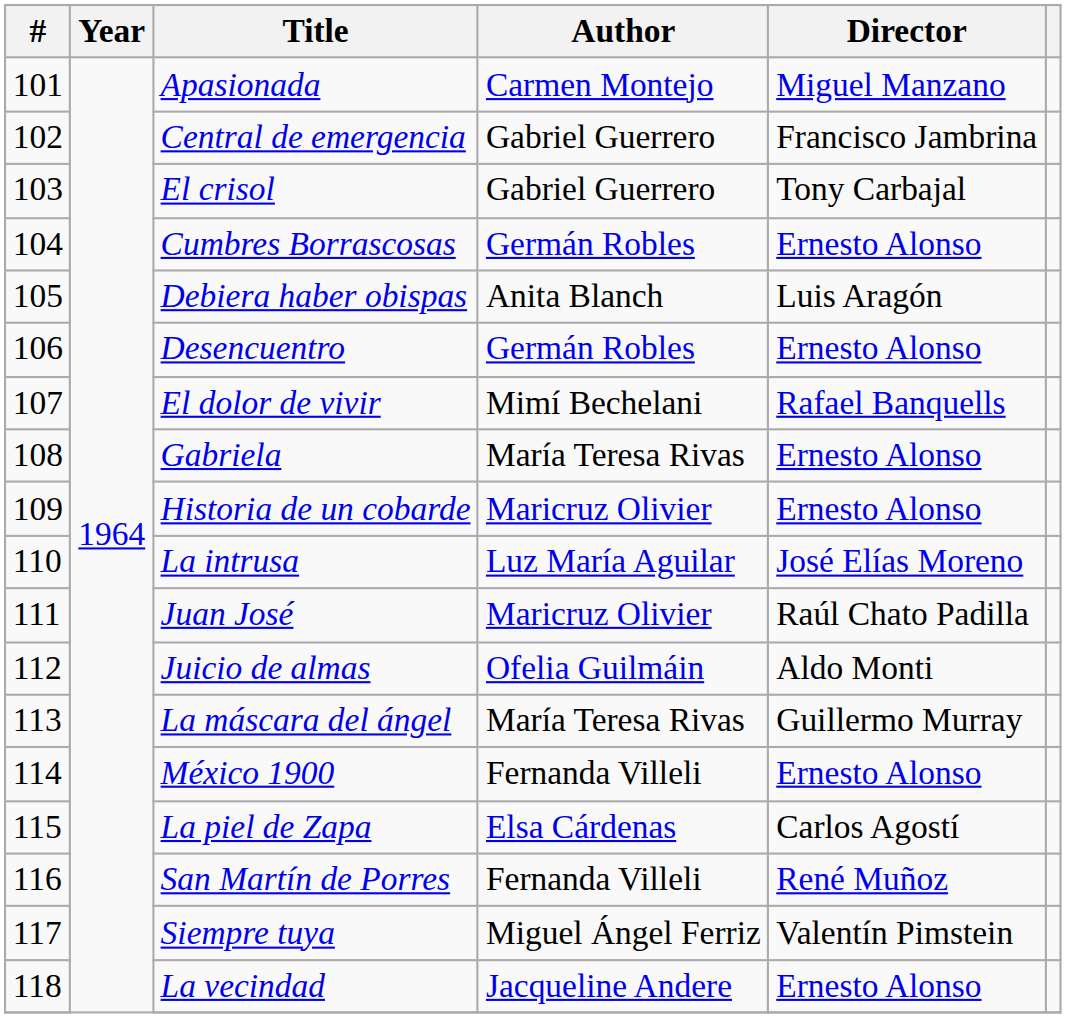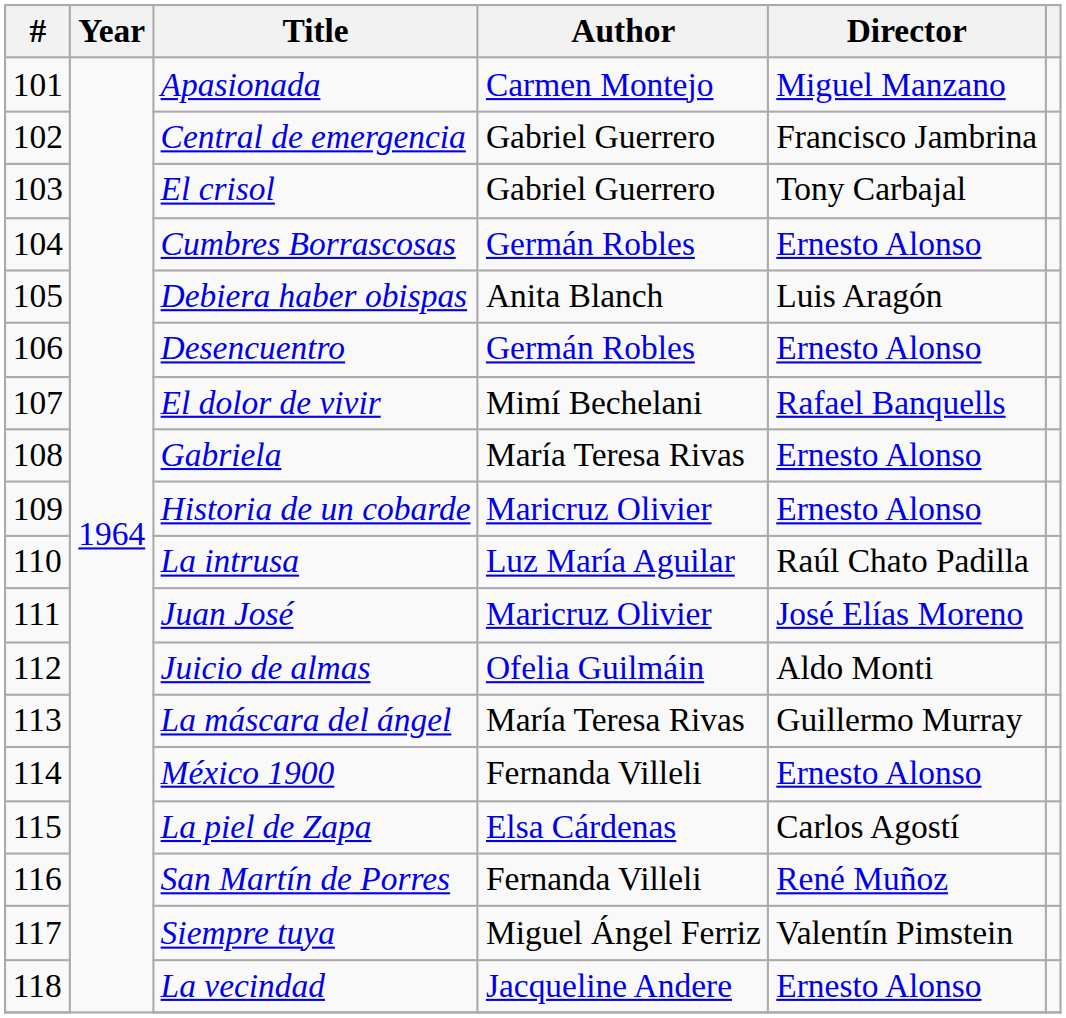(900, 561) José Elías Moreno -> (903, 561) Raúl Chato Padilla
(903, 614) Raúl Chato Padilla -> (900, 614) José Elías Moreno
